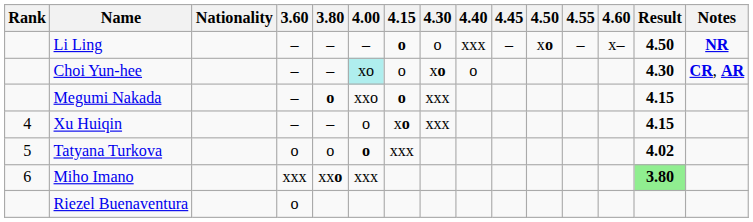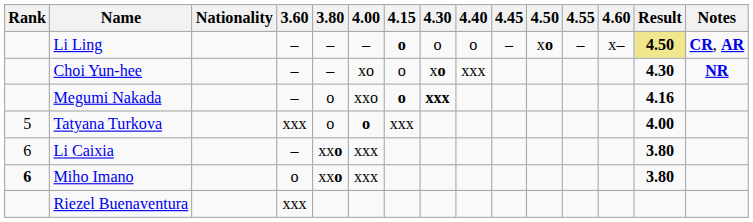(473, 44) xxx -> (473, 44) o
(660, 44) no background -> (660, 44) khaki background
(717, 44) NR -> (717, 44) CR, AR
(366, 71) paleturquoise background -> (366, 71) no background
(473, 71) o -> (473, 71) xxx
(717, 71) CR, AR -> (717, 71) NR
(330, 97) bold -> (330, 97) normal
(438, 97) normal -> (438, 97) bold
(660, 97) 4.15 -> (660, 97) 4.16
- row: (88, 124)
(294, 151) o -> (294, 124) xxx
(660, 151) 4.02 -> (660, 124) 4.00
+ row: (84, 151)
(27, 177) normal -> (27, 177) bold
(294, 177) xxx -> (294, 177) o
(660, 177) lightgreen background -> (660, 177) no background
(294, 204) o -> (294, 204) xxx
